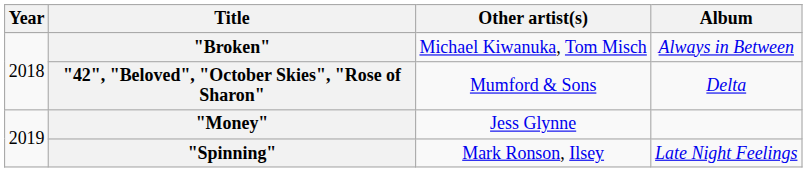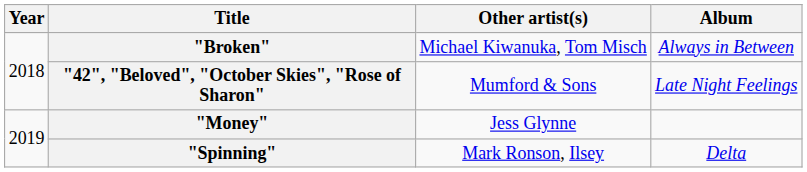(726, 85) Delta -> (726, 85) Late Night Feelings
(726, 152) Late Night Feelings -> (726, 152) Delta
